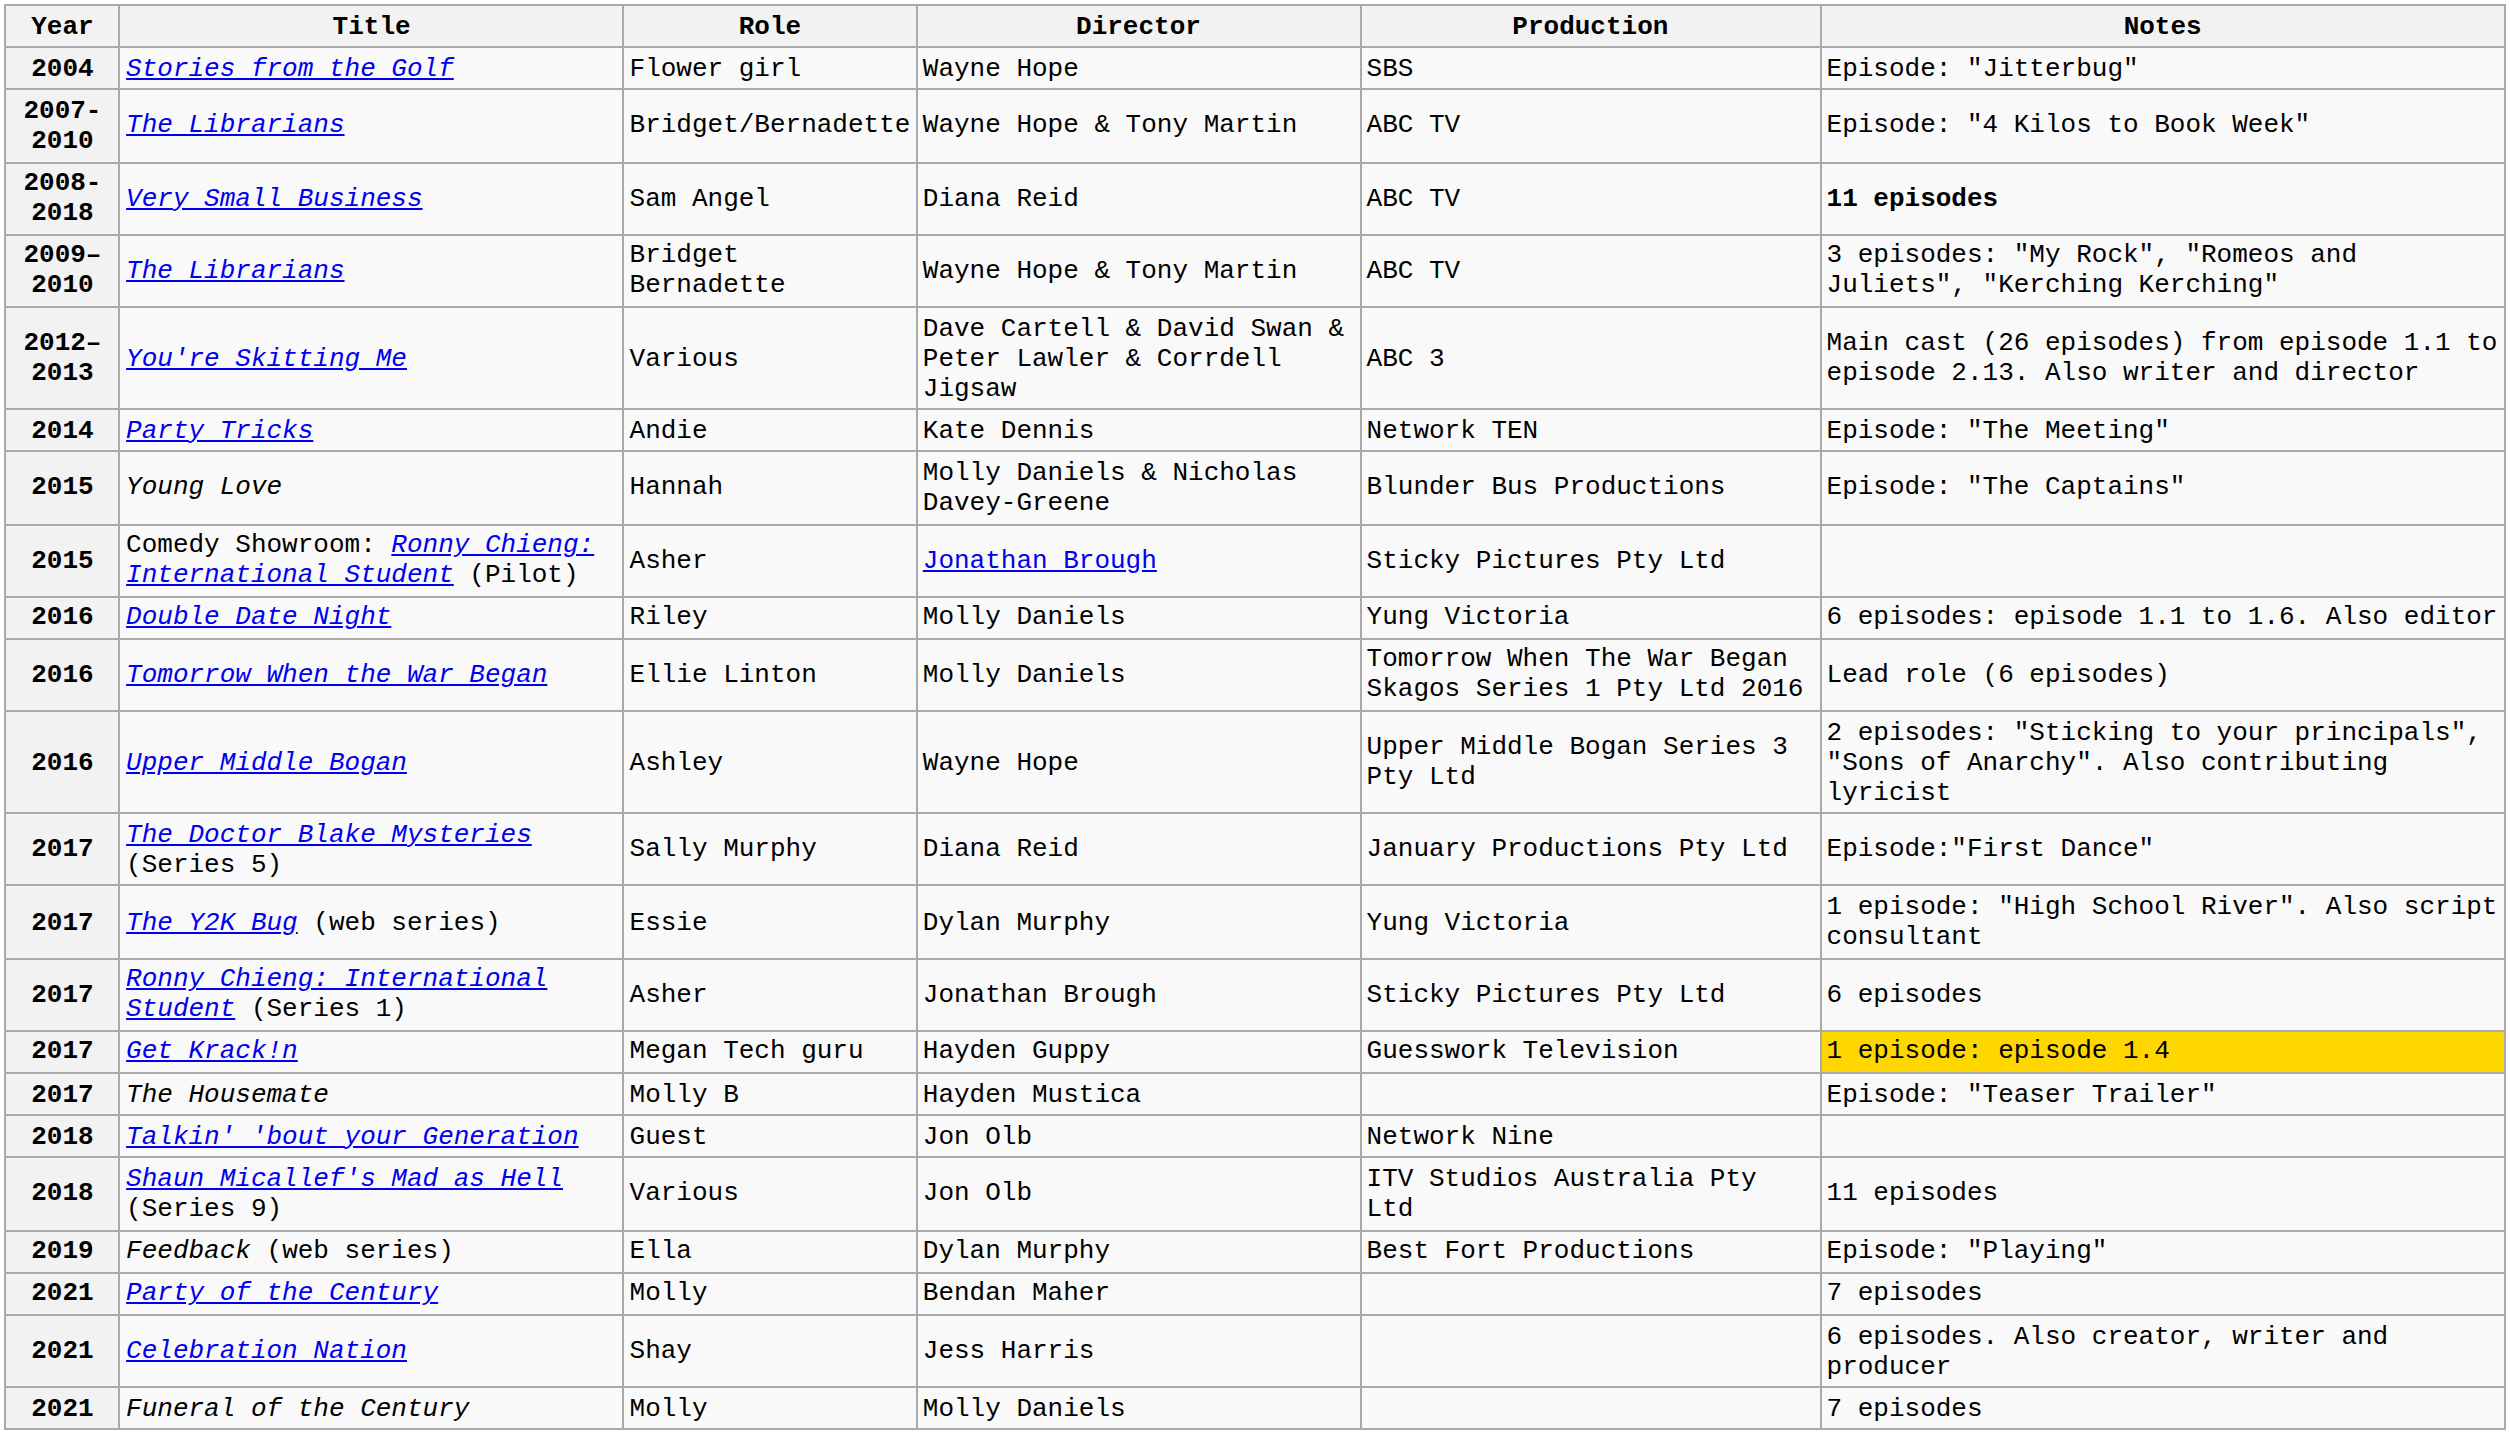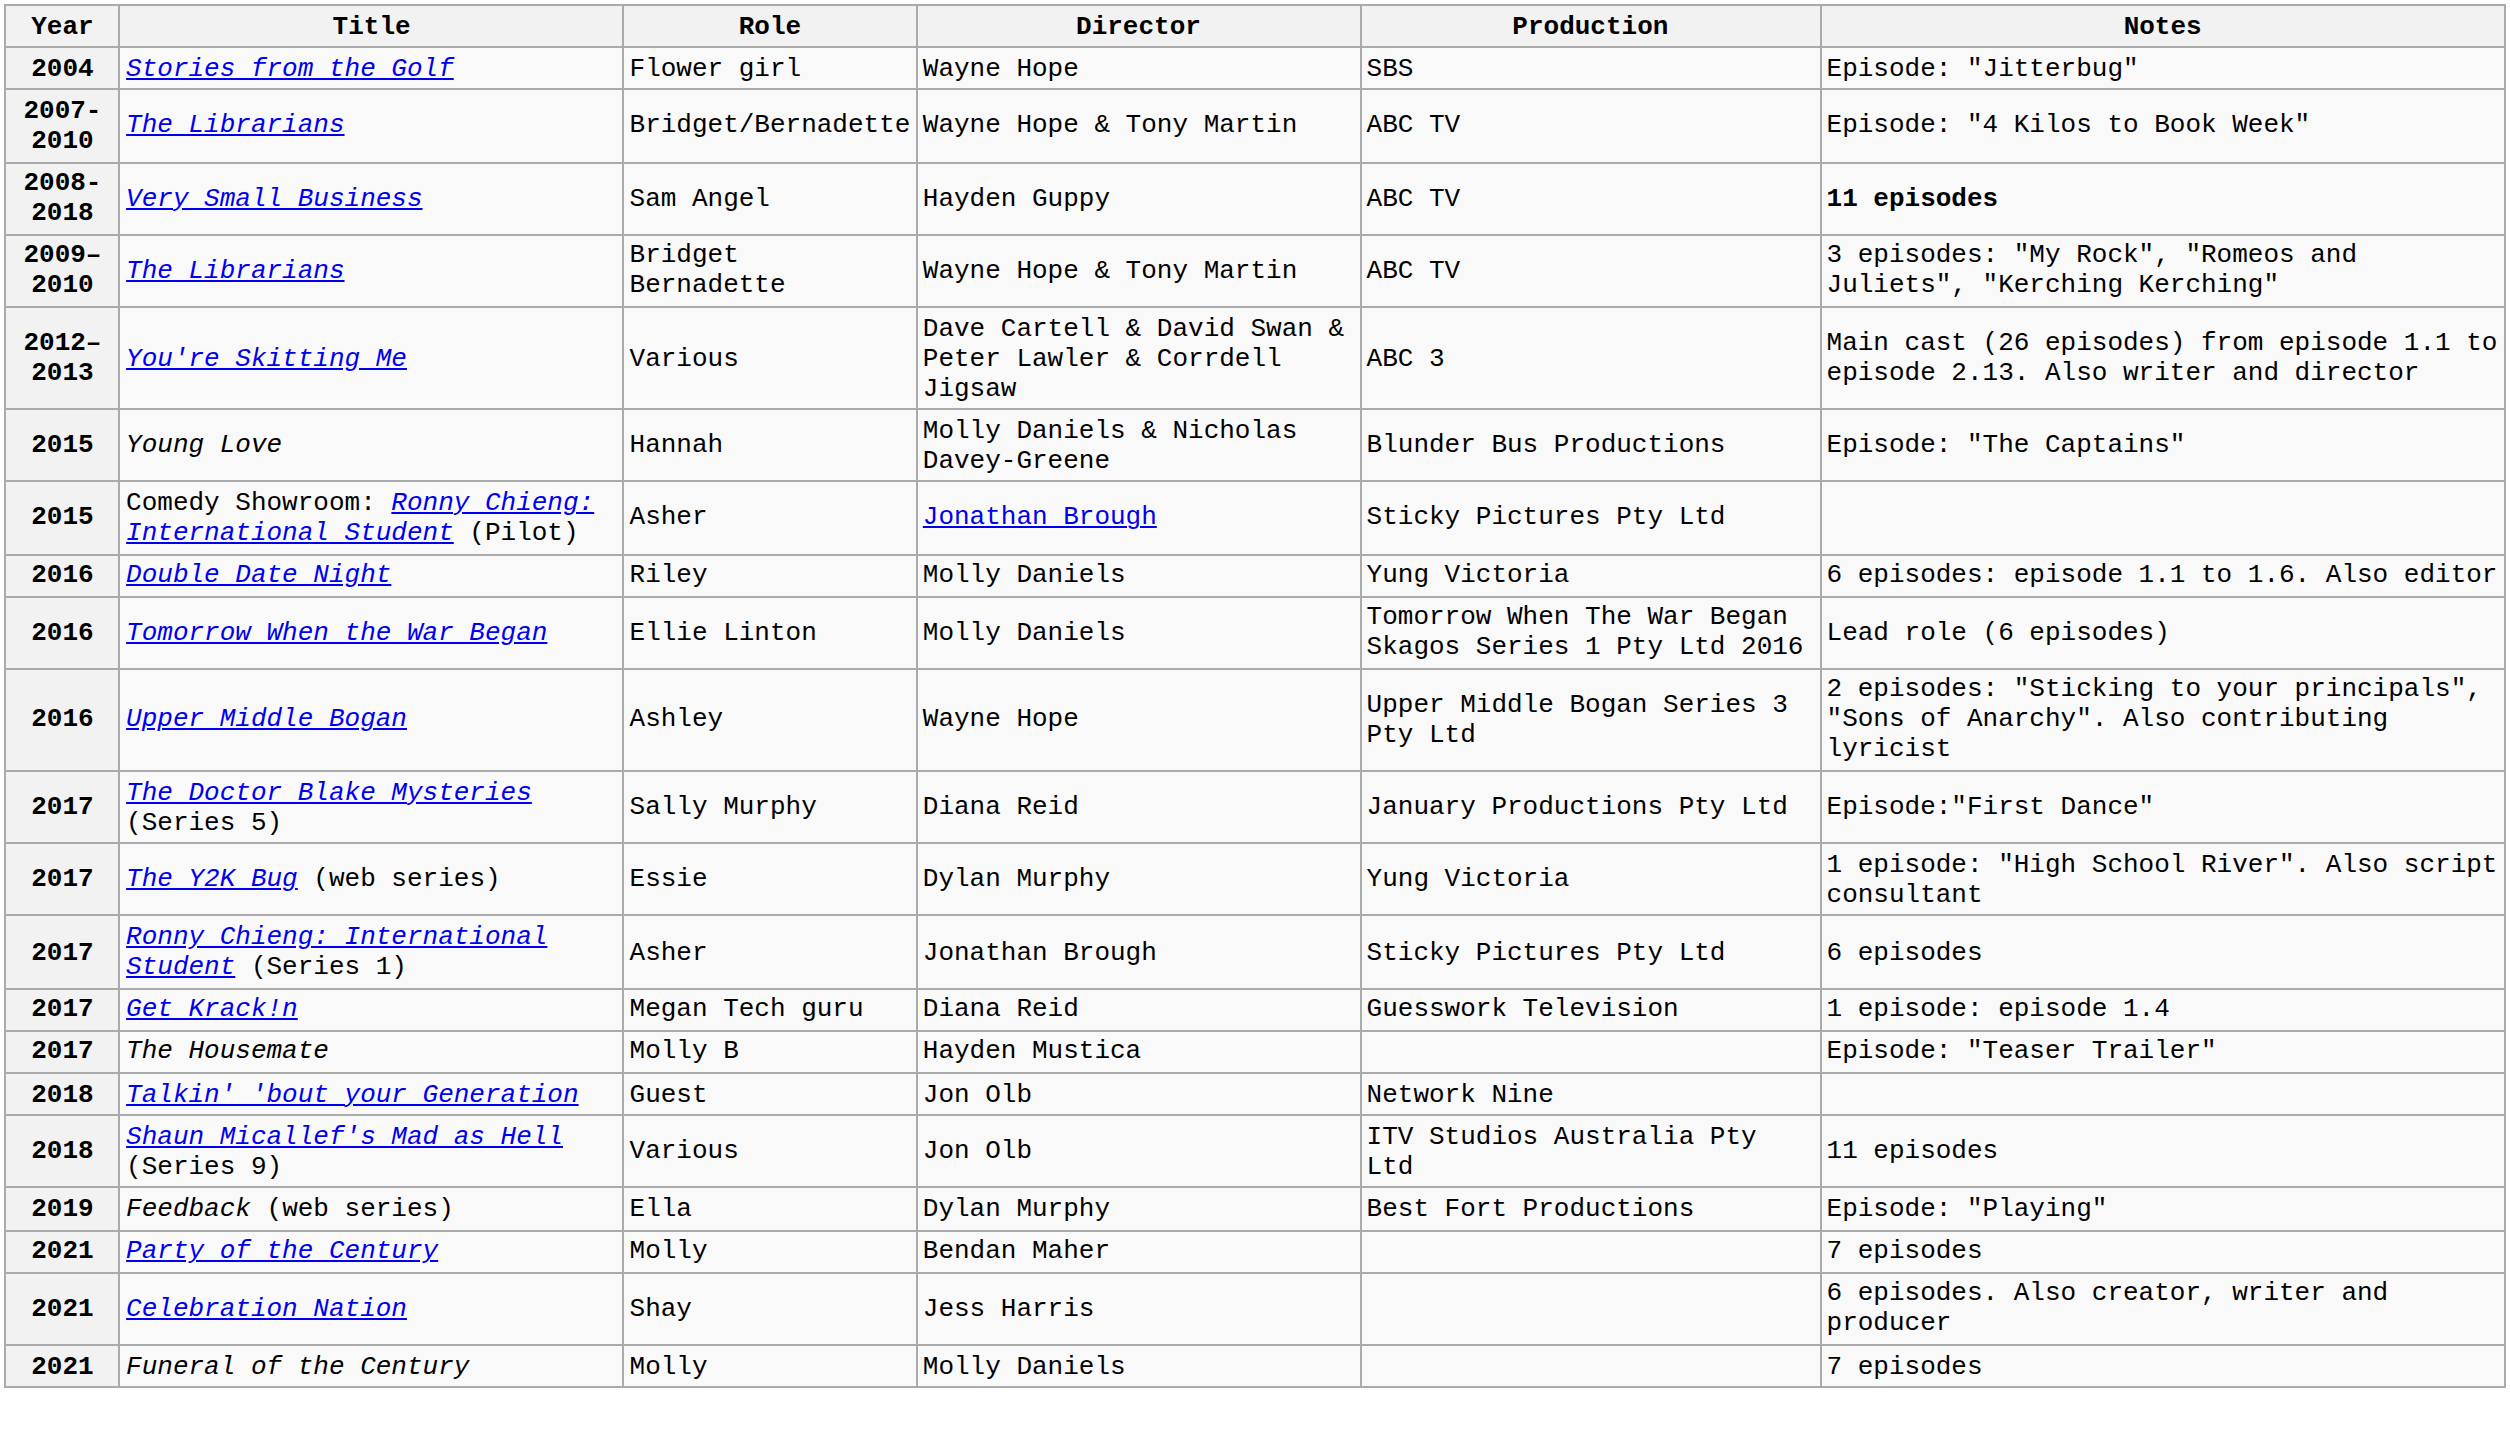(1001, 198) Diana Reid -> (1016, 198) Hayden Guppy
- row: (220, 430)
(1016, 1052) Hayden Guppy -> (1001, 1009) Diana Reid
(1998, 1052) gold background -> (1998, 1009) no background
